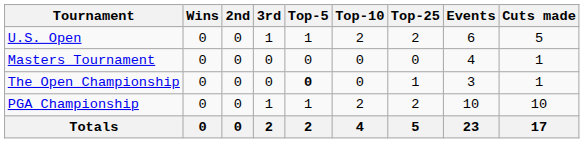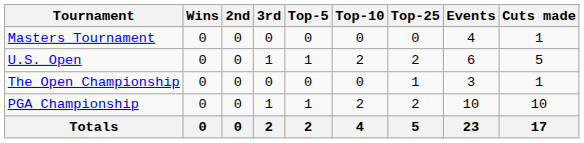rows swapped: (82, 60) <-> (45, 38)
(308, 82) bold -> (308, 82) normal
